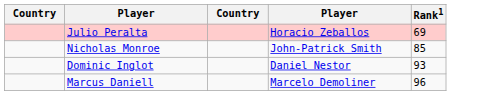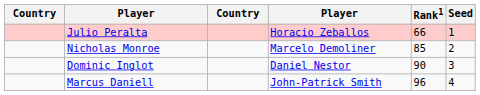+ column: (461, 14)
(420, 32) 69 -> (420, 32) 66
(326, 49) John-Patrick Smith -> (323, 49) Marcelo Demoliner
(420, 66) 93 -> (420, 66) 90
(323, 82) Marcelo Demoliner -> (326, 82) John-Patrick Smith
